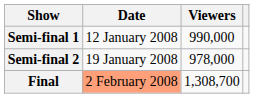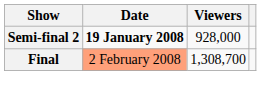- row: (43, 37)
(132, 59) normal -> (135, 37) bold
(212, 59) 978,000 -> (218, 37) 928,000
